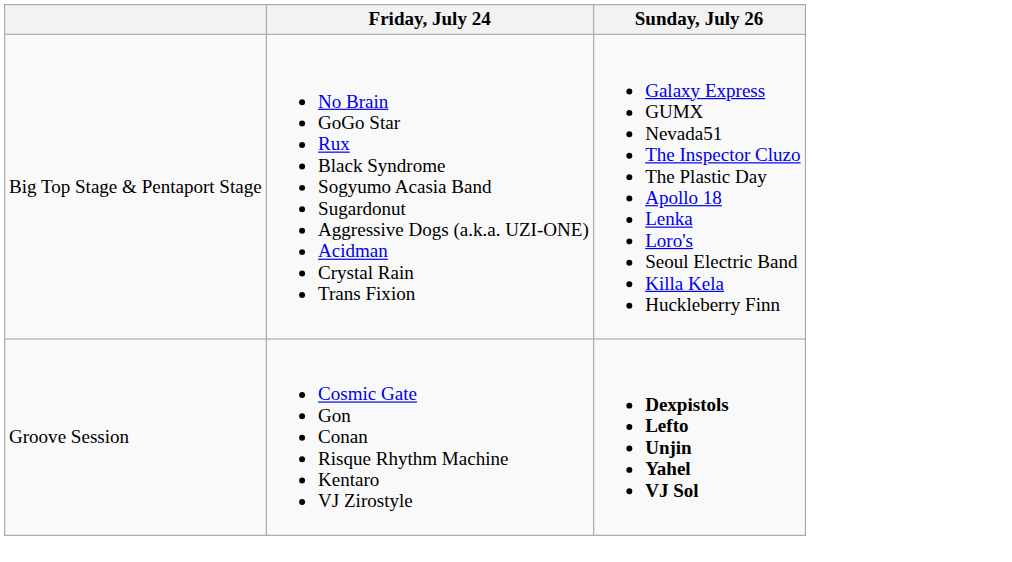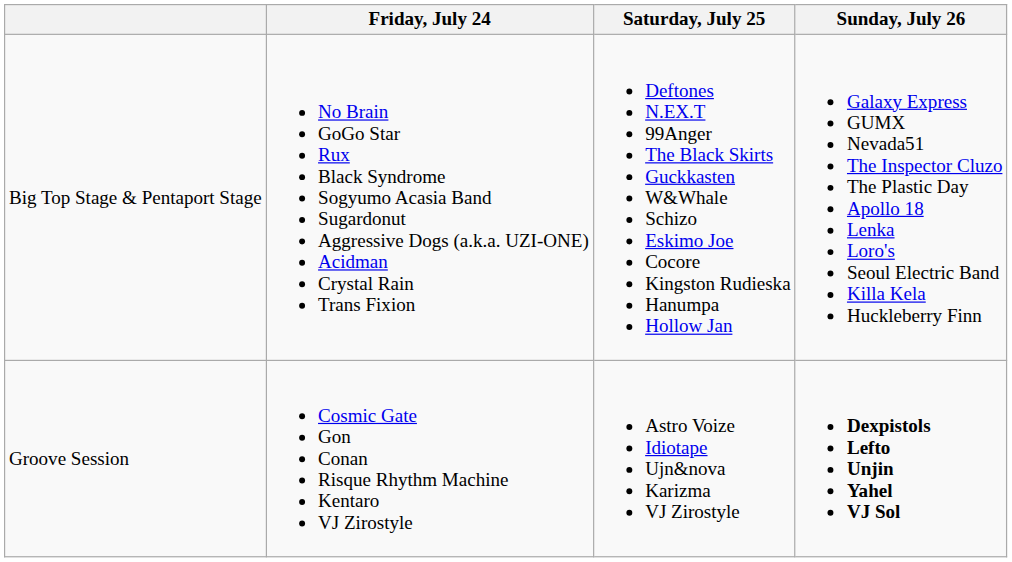+ column: (694, 19)
